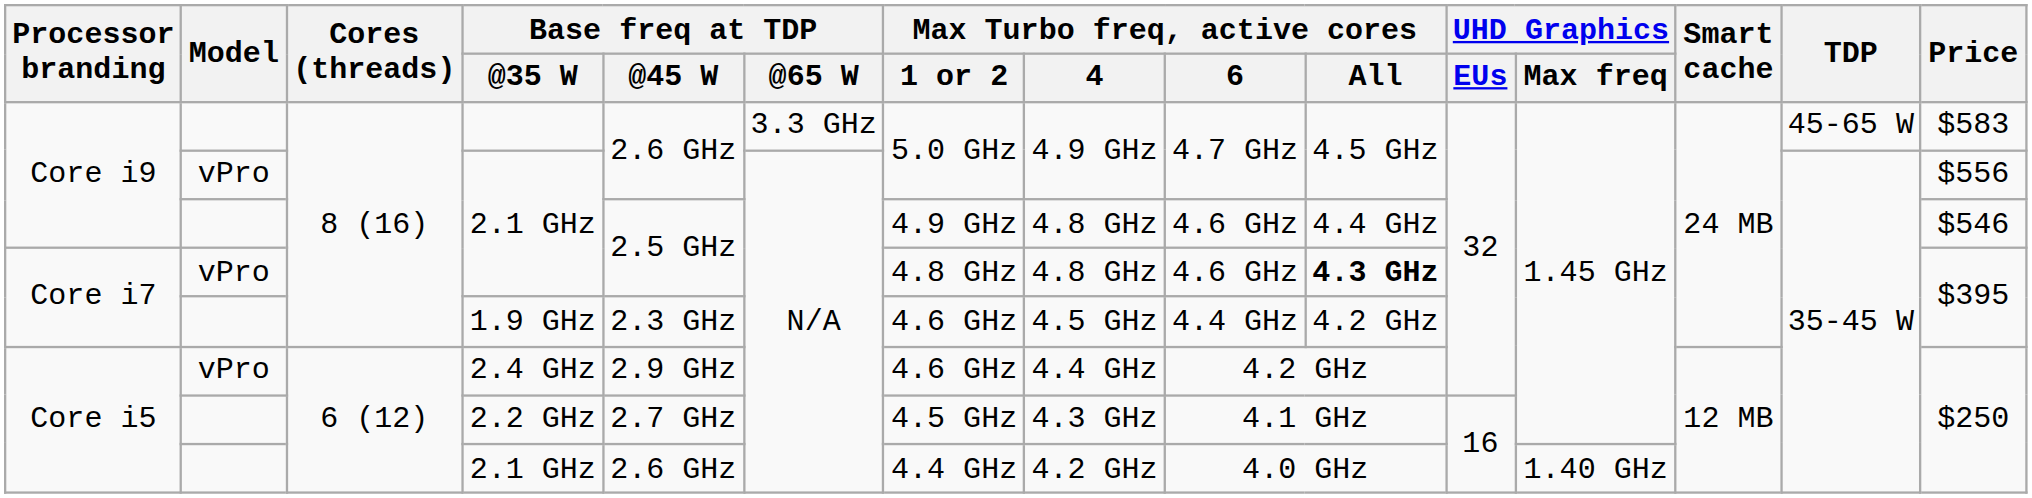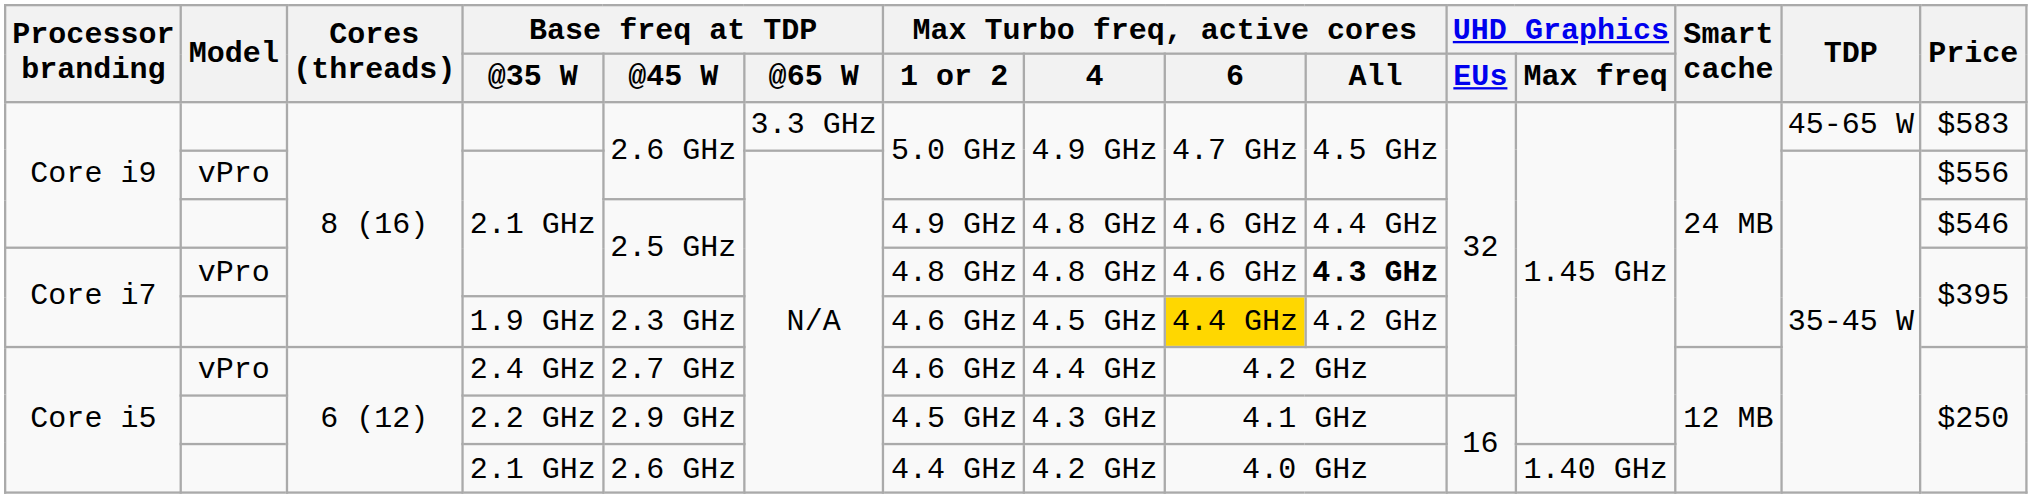(1235, 322) no background -> (1235, 322) gold background
(673, 371) 2.9 GHz -> (673, 371) 2.7 GHz
(673, 420) 2.7 GHz -> (673, 420) 2.9 GHz
